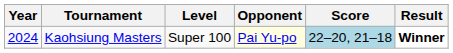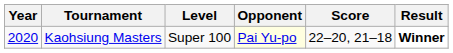(23, 37) 2024 -> (23, 37) 2020
(350, 37) lightblue background -> (350, 37) no background
